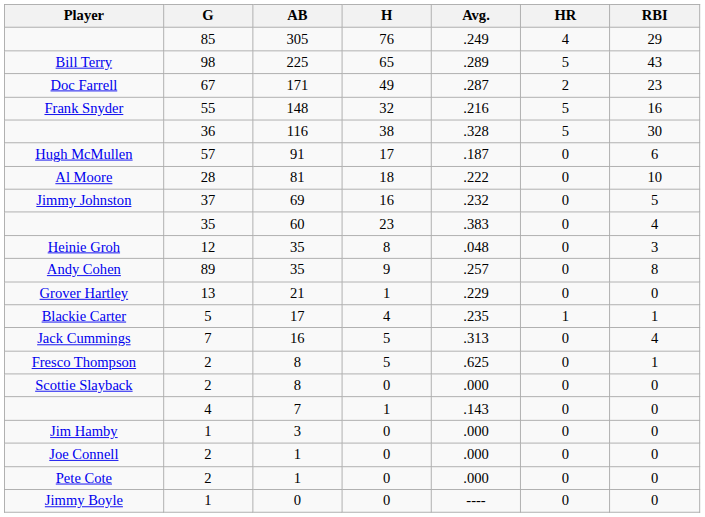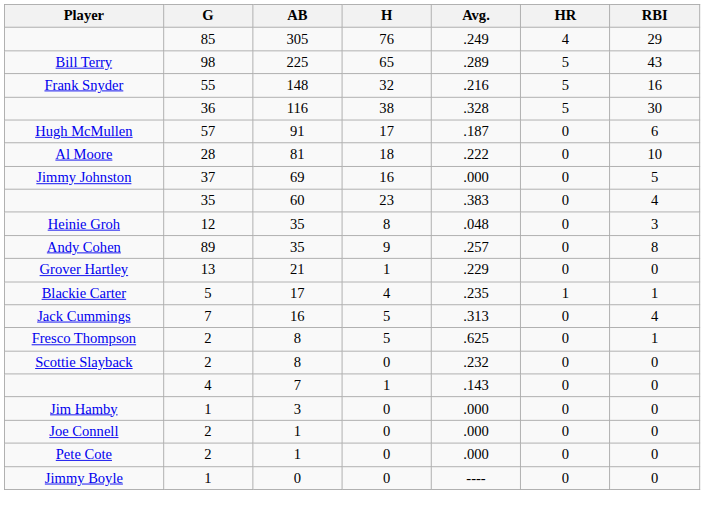- row: (84, 85)
(476, 200) .232 -> (476, 177) .000
(476, 385) .000 -> (476, 362) .232
